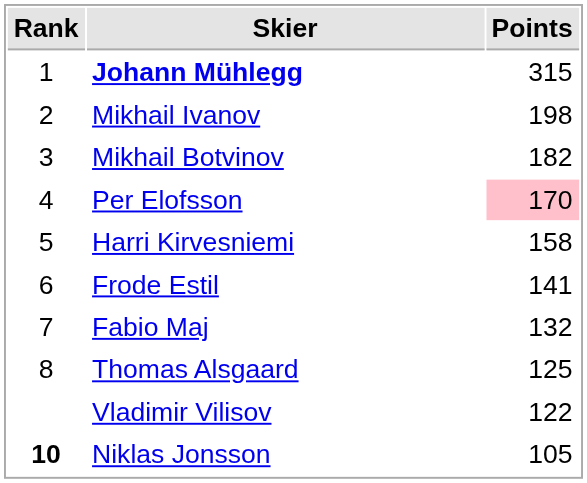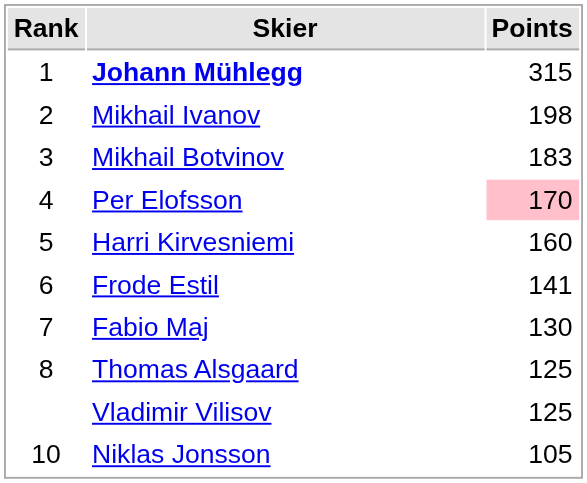(551, 157) 182 -> (551, 157) 183
(551, 242) 158 -> (551, 242) 160
(551, 327) 132 -> (551, 327) 130
(551, 412) 122 -> (551, 412) 125
(46, 455) bold -> (46, 455) normal
